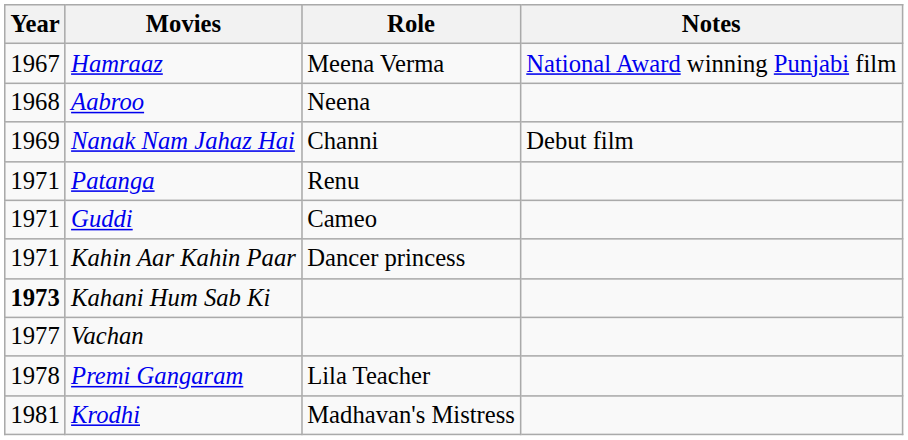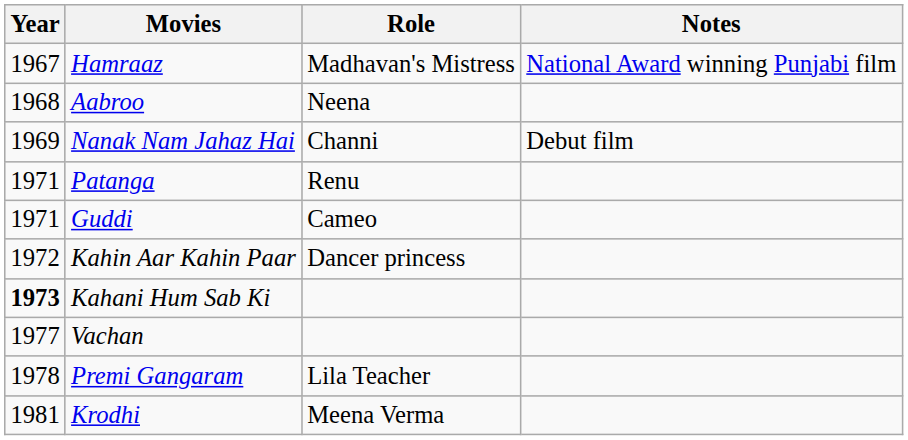(376, 63) Meena Verma -> (411, 63) Madhavan's Mistress
(35, 258) 1971 -> (35, 258) 1972
(411, 414) Madhavan's Mistress -> (376, 414) Meena Verma
